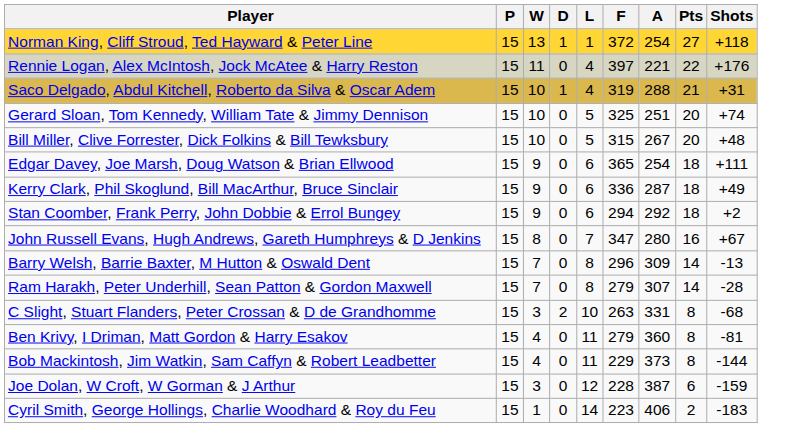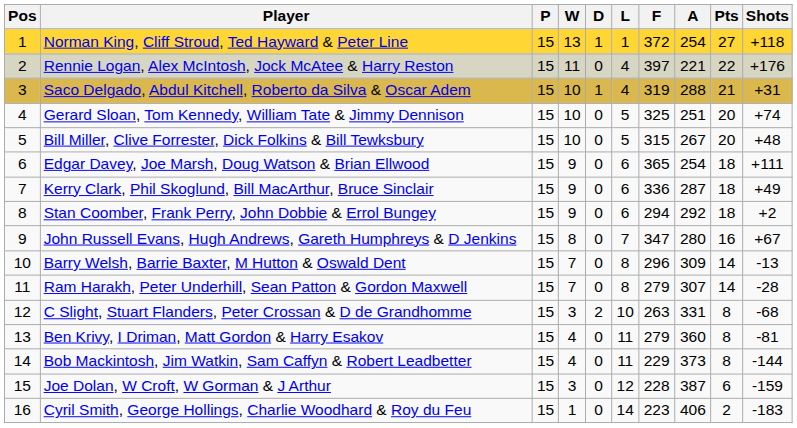+ column: (22, 16)
